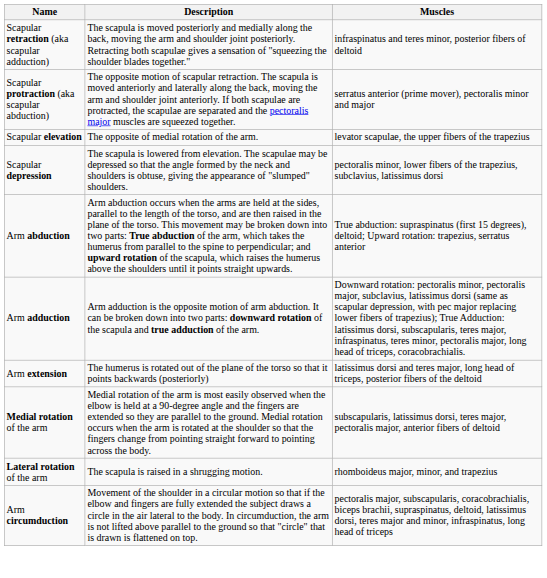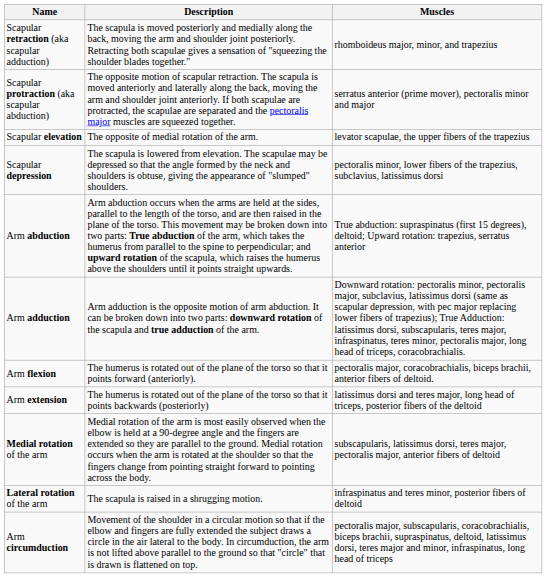(430, 44) infraspinatus and teres minor, posterior fibers of deltoid -> (416, 44) rhomboideus major, minor, and trapezius
+ row: (31, 373)
(416, 472) rhomboideus major, minor, and trapezius -> (430, 498) infraspinatus and teres minor, posterior fibers of deltoid
